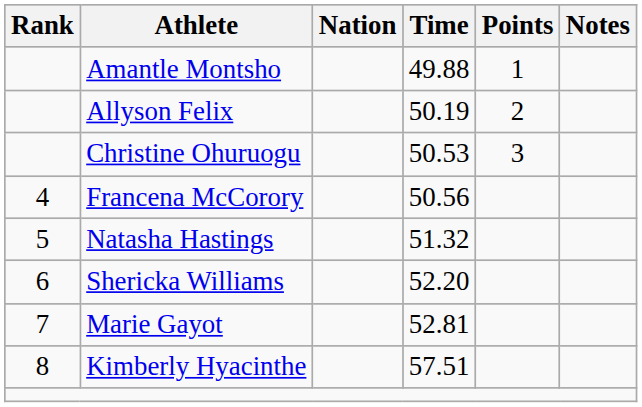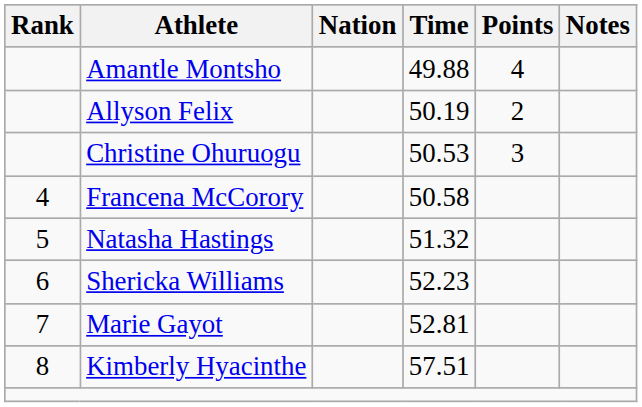(518, 68) 1 -> (518, 68) 4
(439, 196) 50.56 -> (439, 196) 50.58
(439, 281) 52.20 -> (439, 281) 52.23
